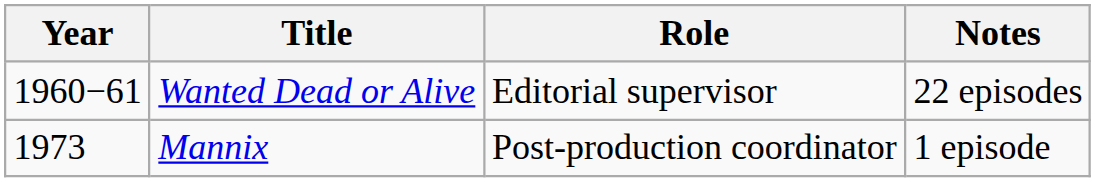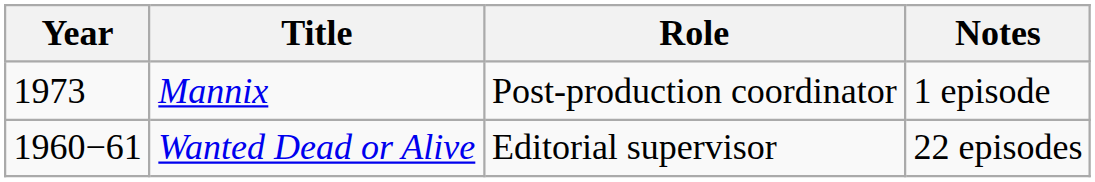rows swapped: (317, 90) <-> (213, 147)
